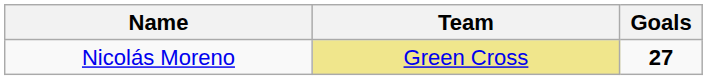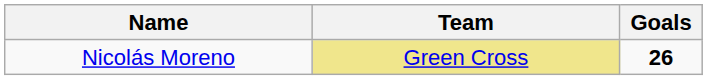(661, 57) 27 -> (661, 57) 26
